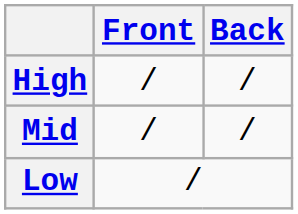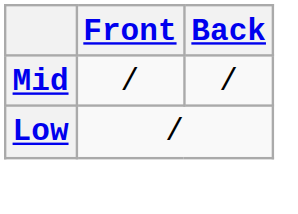- row: (50, 81)
